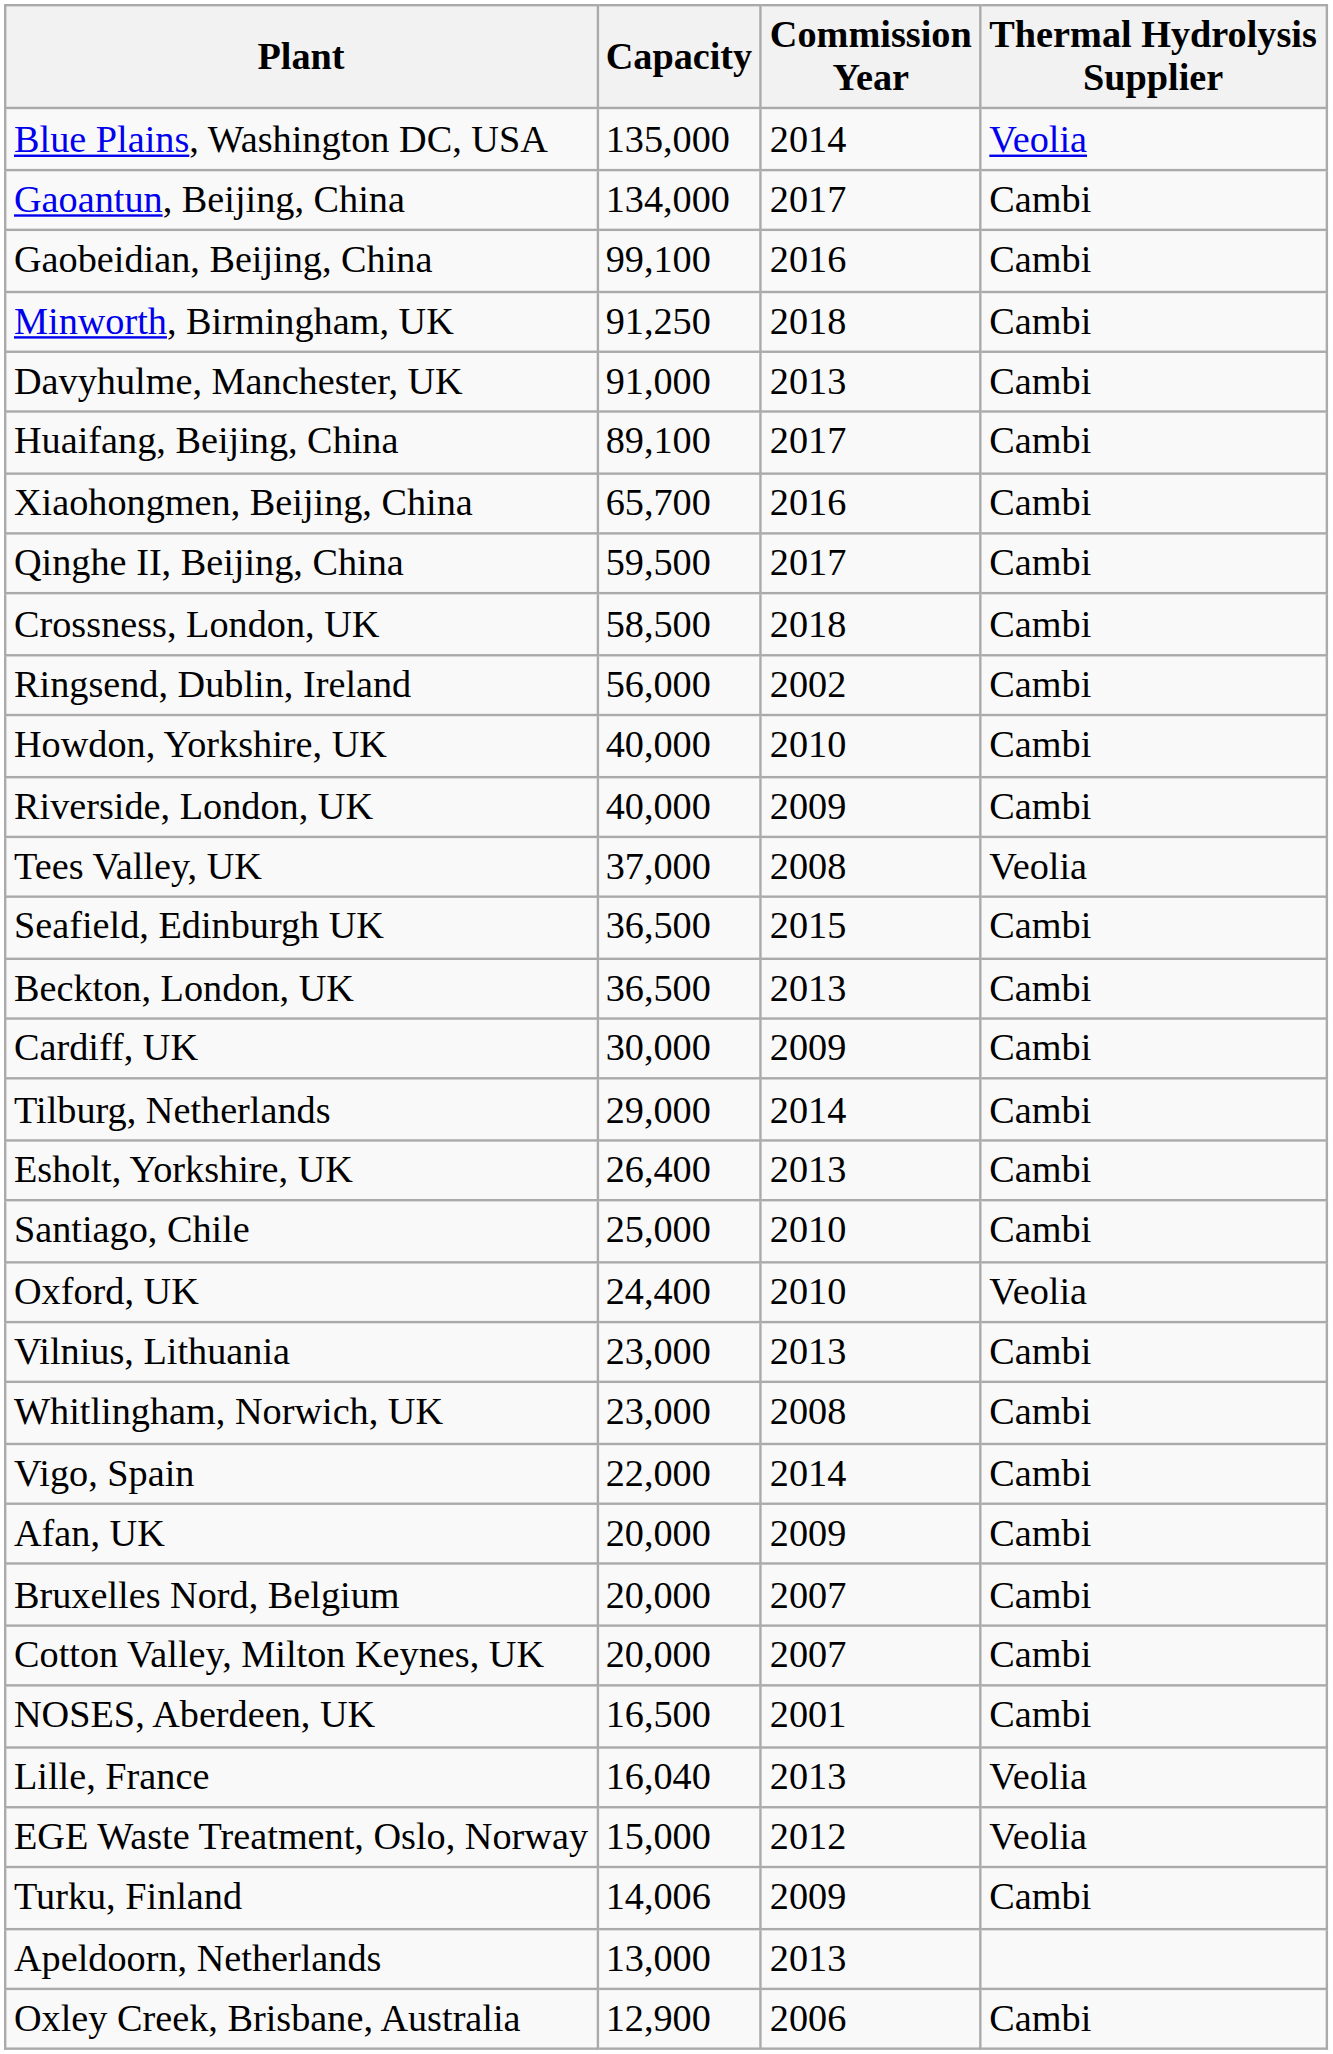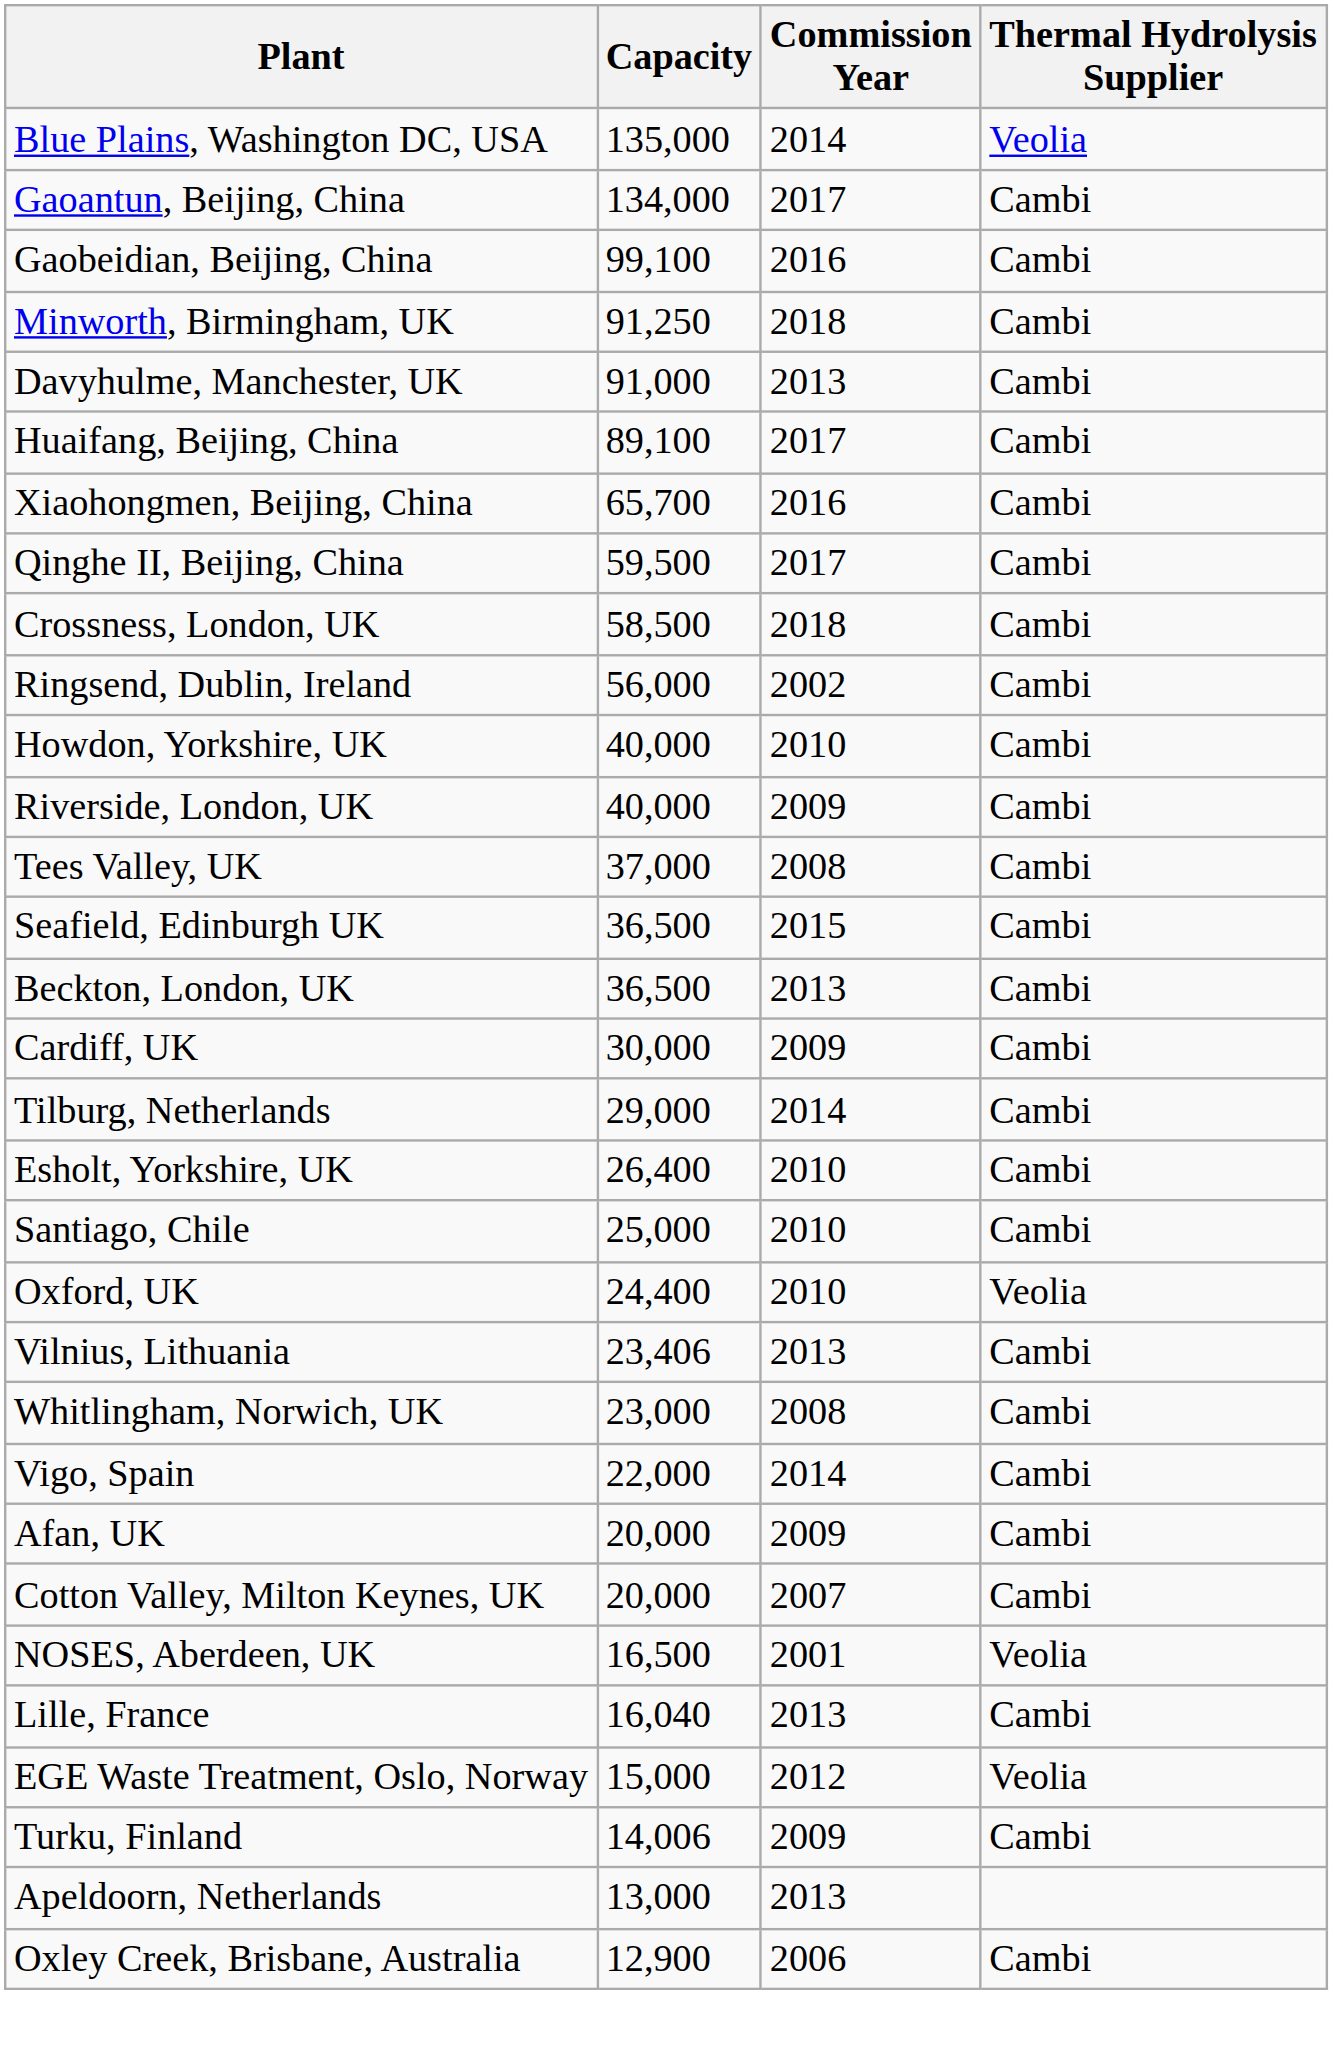(1038, 866) Veolia -> (1040, 866) Cambi
(808, 1169) 2013 -> (808, 1169) 2010
(658, 1351) 23,000 -> (658, 1351) 23,406
- row: (207, 1593)
(1040, 1715) Cambi -> (1038, 1654) Veolia
(1038, 1775) Veolia -> (1040, 1715) Cambi
